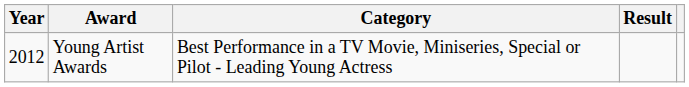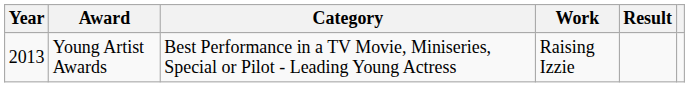+ column: (577, 18)
(27, 57) 2012 -> (27, 57) 2013
